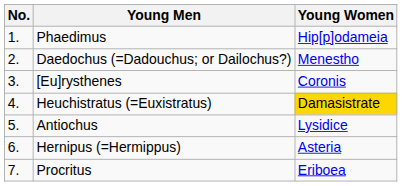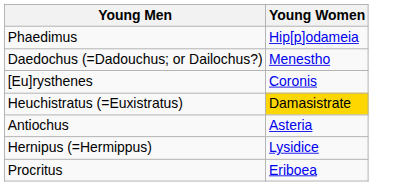- column: (19, 15)
(323, 125) Lysidice -> (291, 125) Asteria
(320, 147) Asteria -> (294, 147) Lysidice
